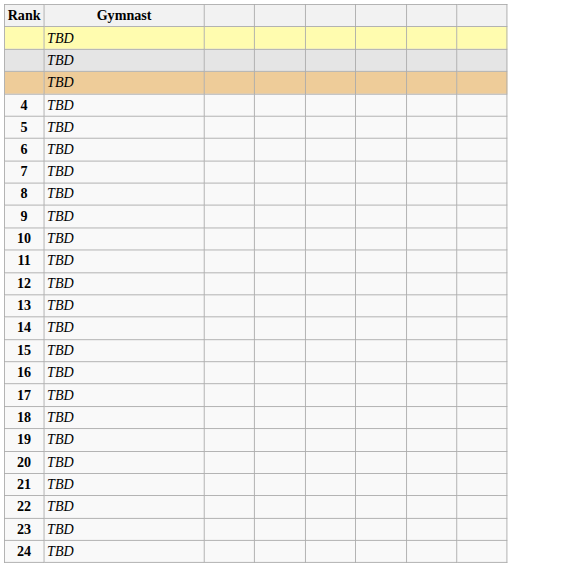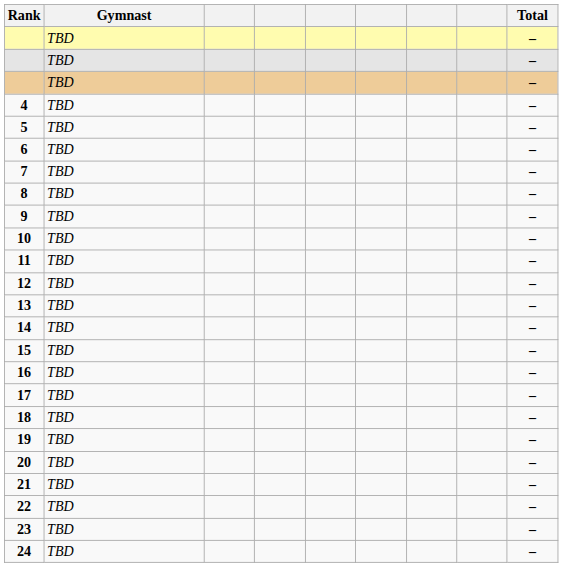+ column: (532, 15)
